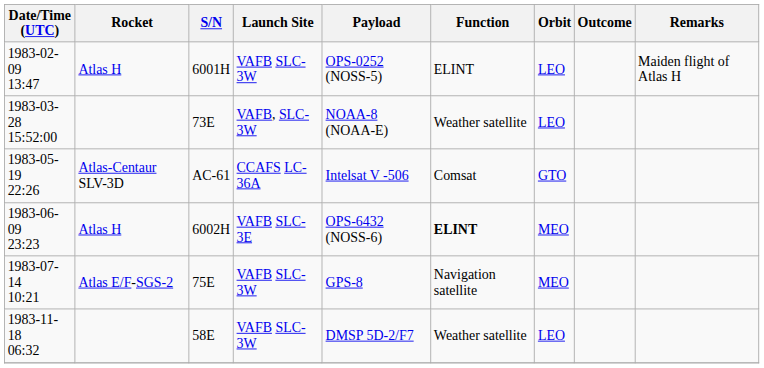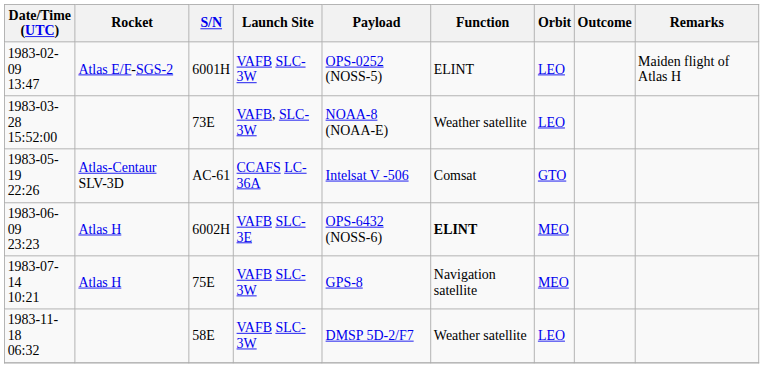(100, 68) Atlas H -> (126, 68) Atlas E/F-SGS-2
(126, 282) Atlas E/F-SGS-2 -> (100, 282) Atlas H
